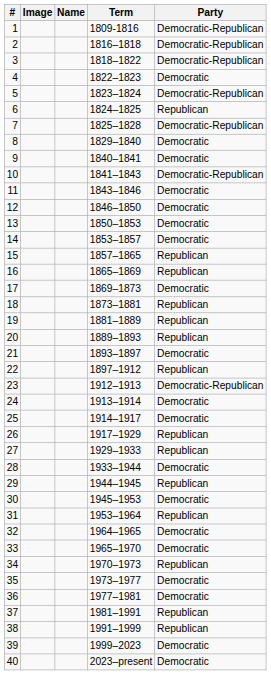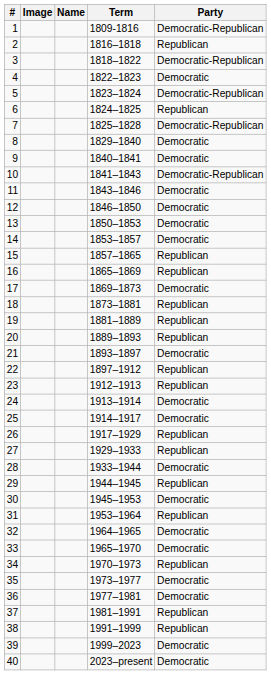(210, 45) Democratic-Republican -> (183, 45) Republican
(210, 386) Democratic-Republican -> (183, 386) Republican
